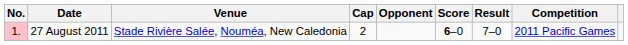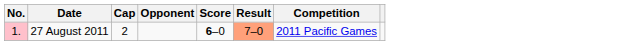- column: (230, 13)
(492, 31) no background -> (254, 31) lightsalmon background
